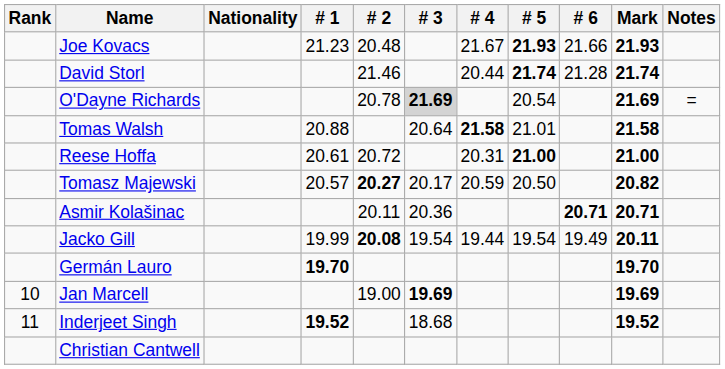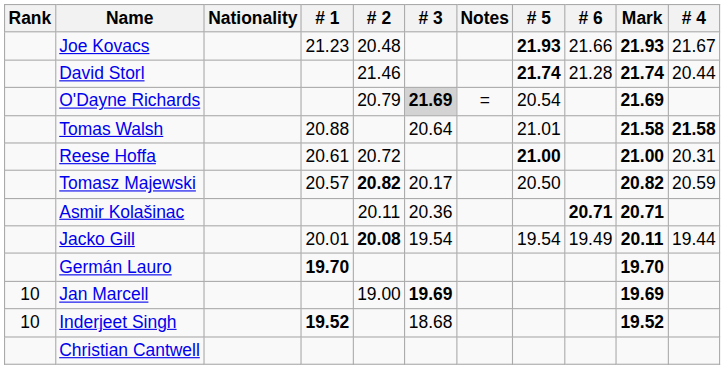columns swapped: (482, 18) <-> (692, 18)
(379, 101) 20.78 -> (379, 101) 20.79
(379, 184) 20.27 -> (379, 184) 20.82
(327, 239) 19.99 -> (327, 239) 20.01
(30, 322) 11 -> (30, 322) 10
